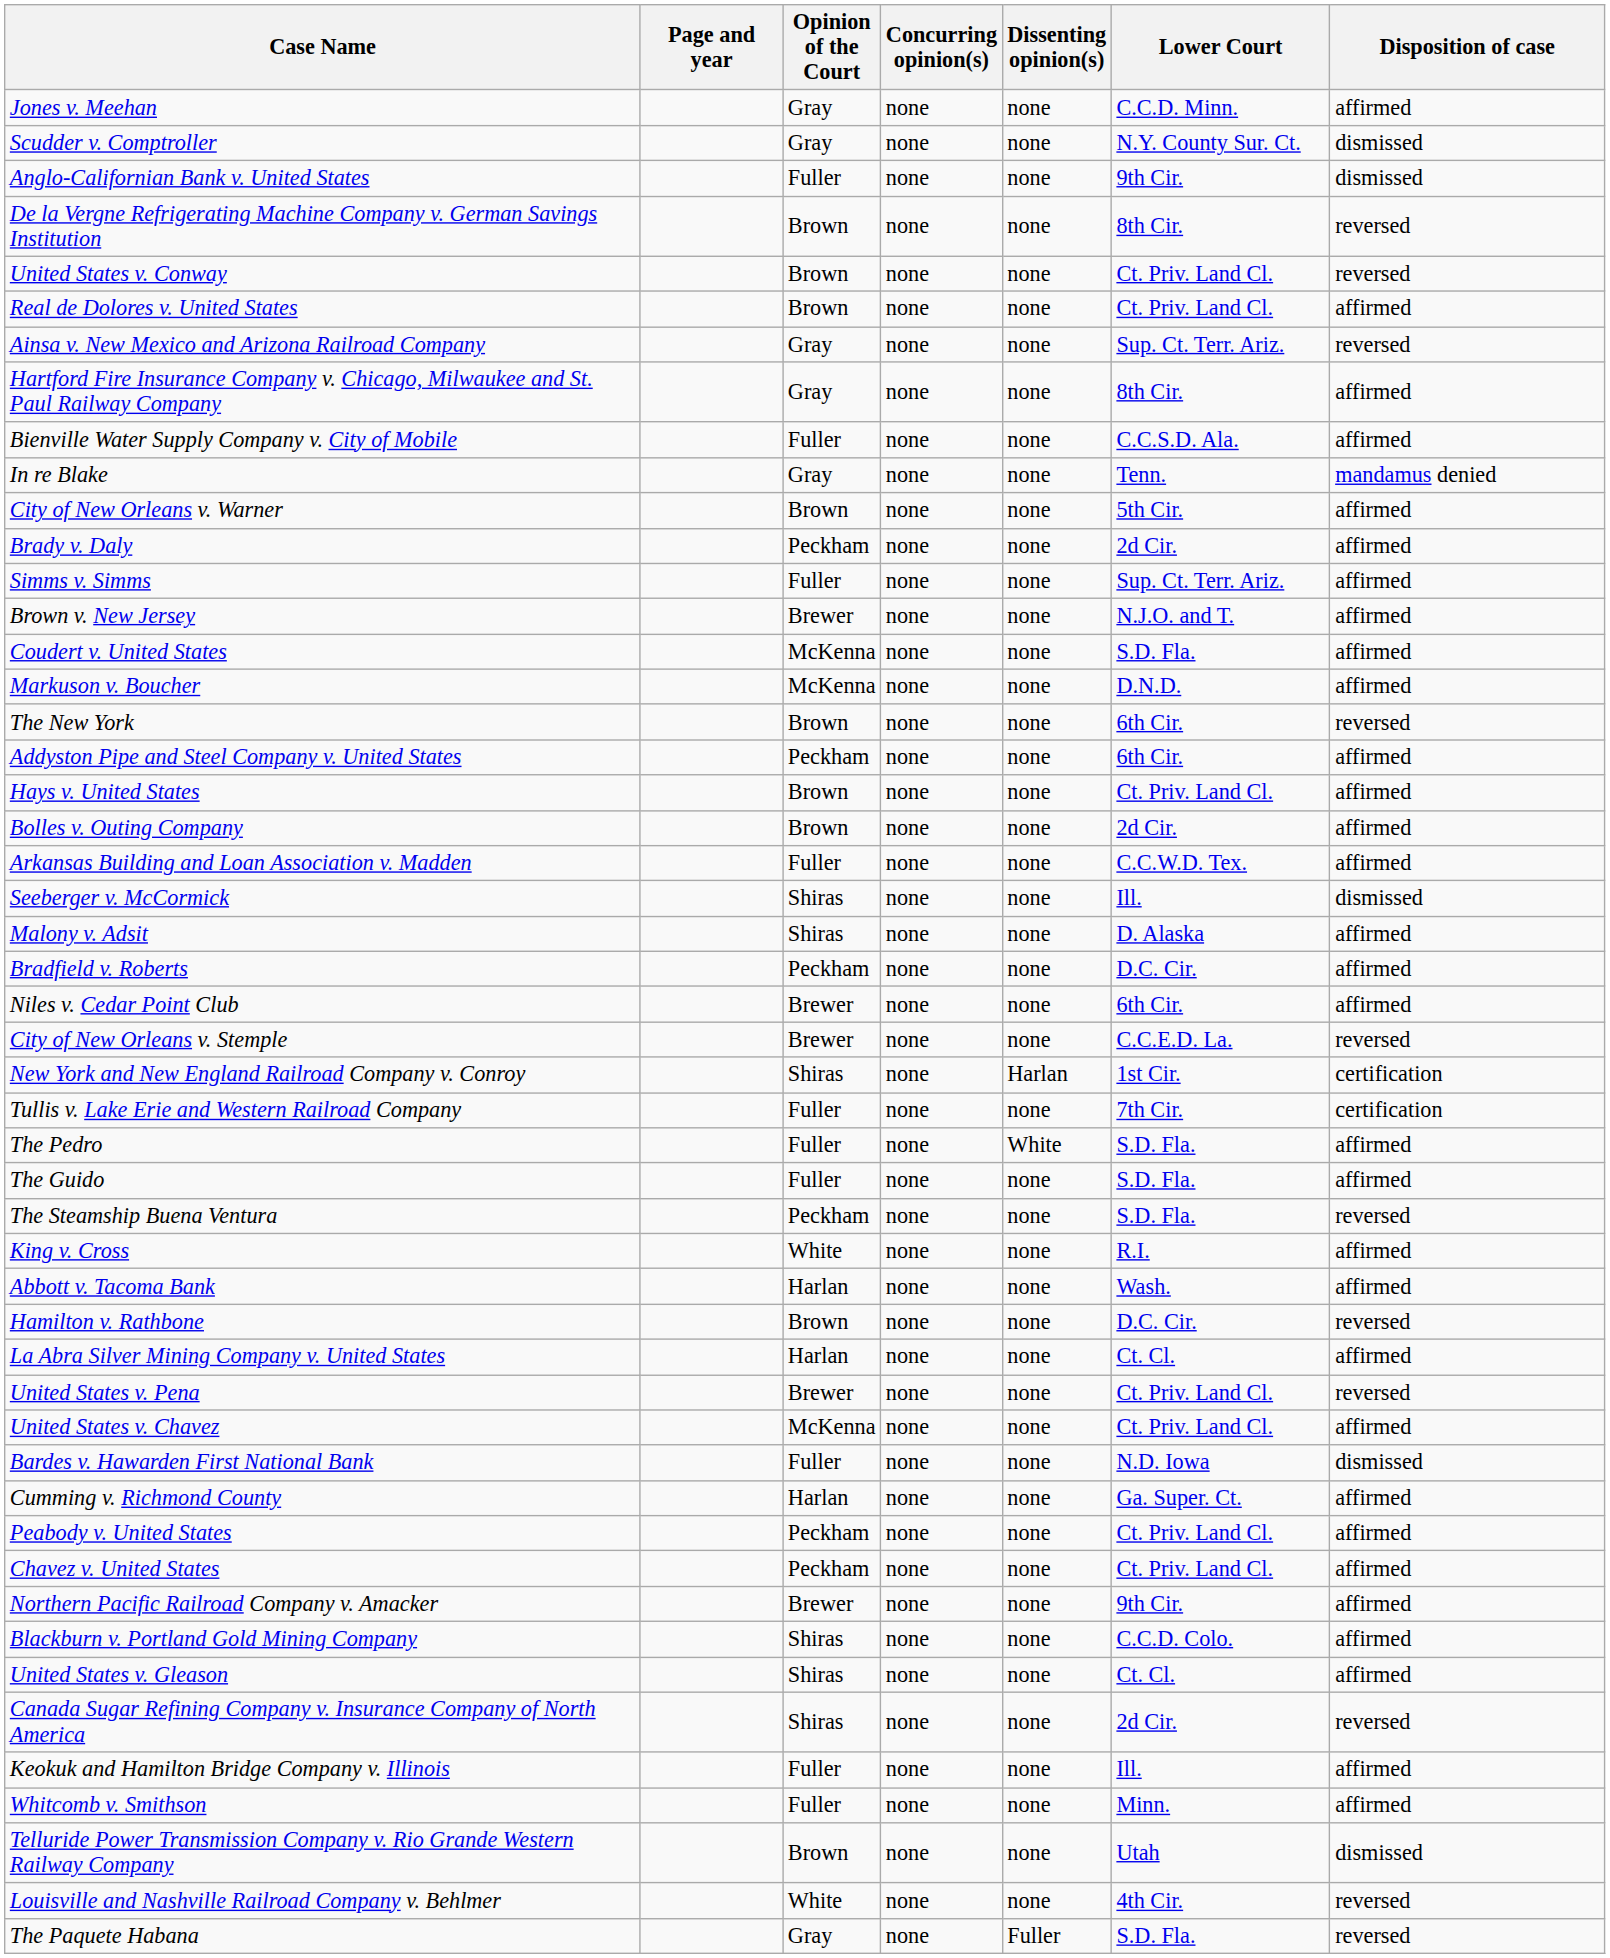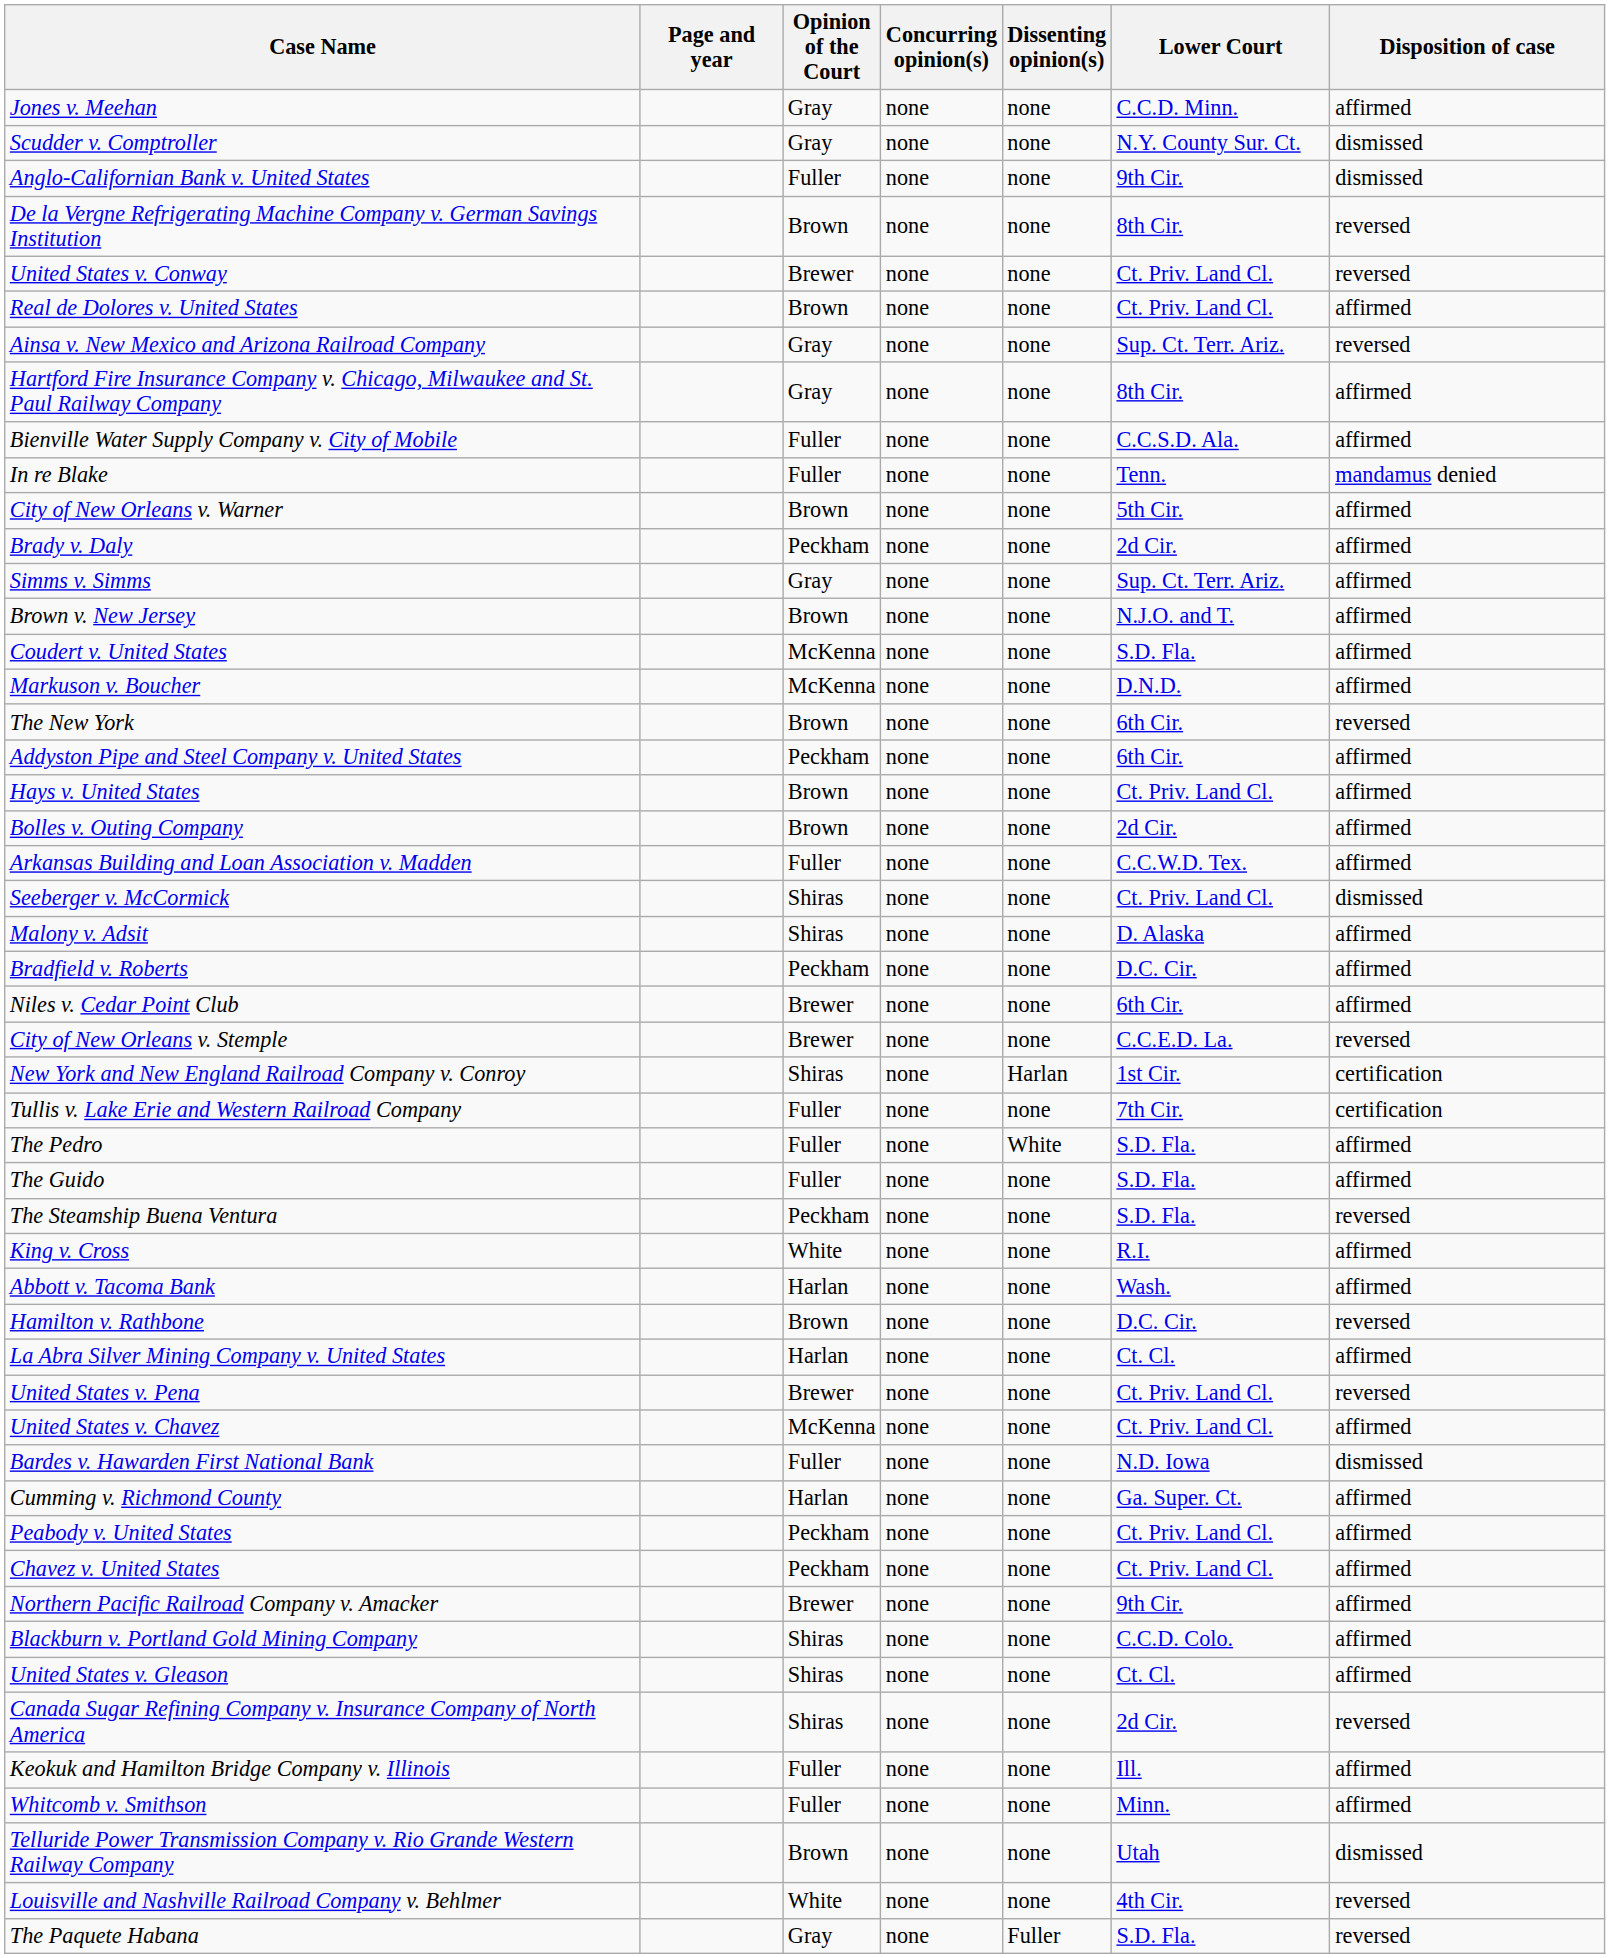(818, 273) Brown -> (821, 273) Brewer
(810, 474) Gray -> (814, 474) Fuller
(814, 580) Fuller -> (810, 580) Gray
(821, 616) Brewer -> (818, 616) Brown
(1129, 898) Ill. -> (1195, 898) Ct. Priv. Land Cl.
